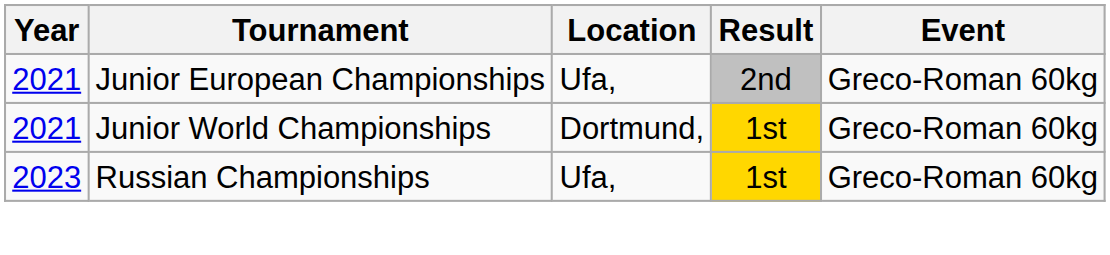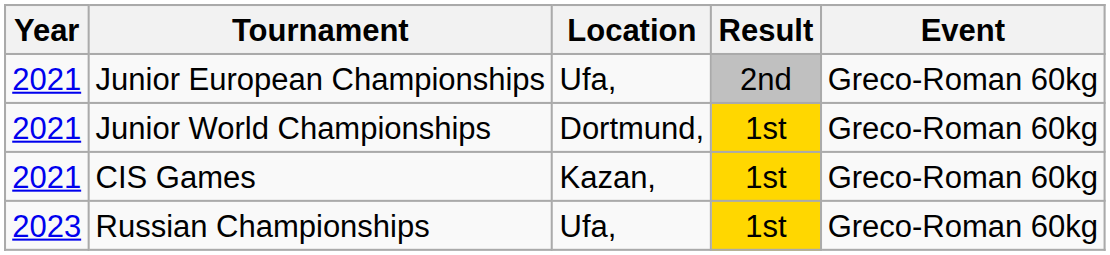+ row: (176, 177)
